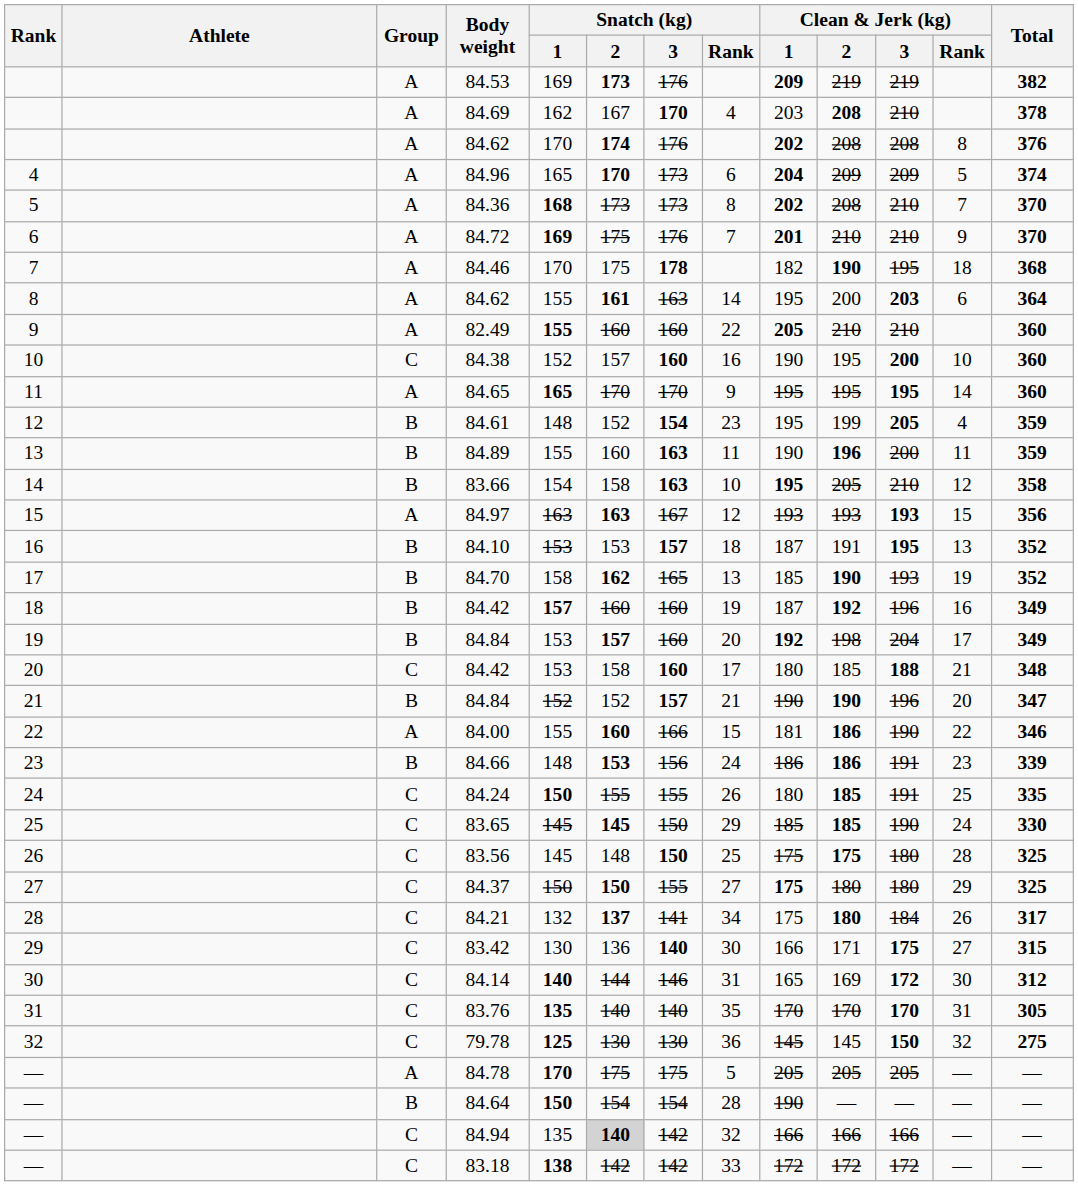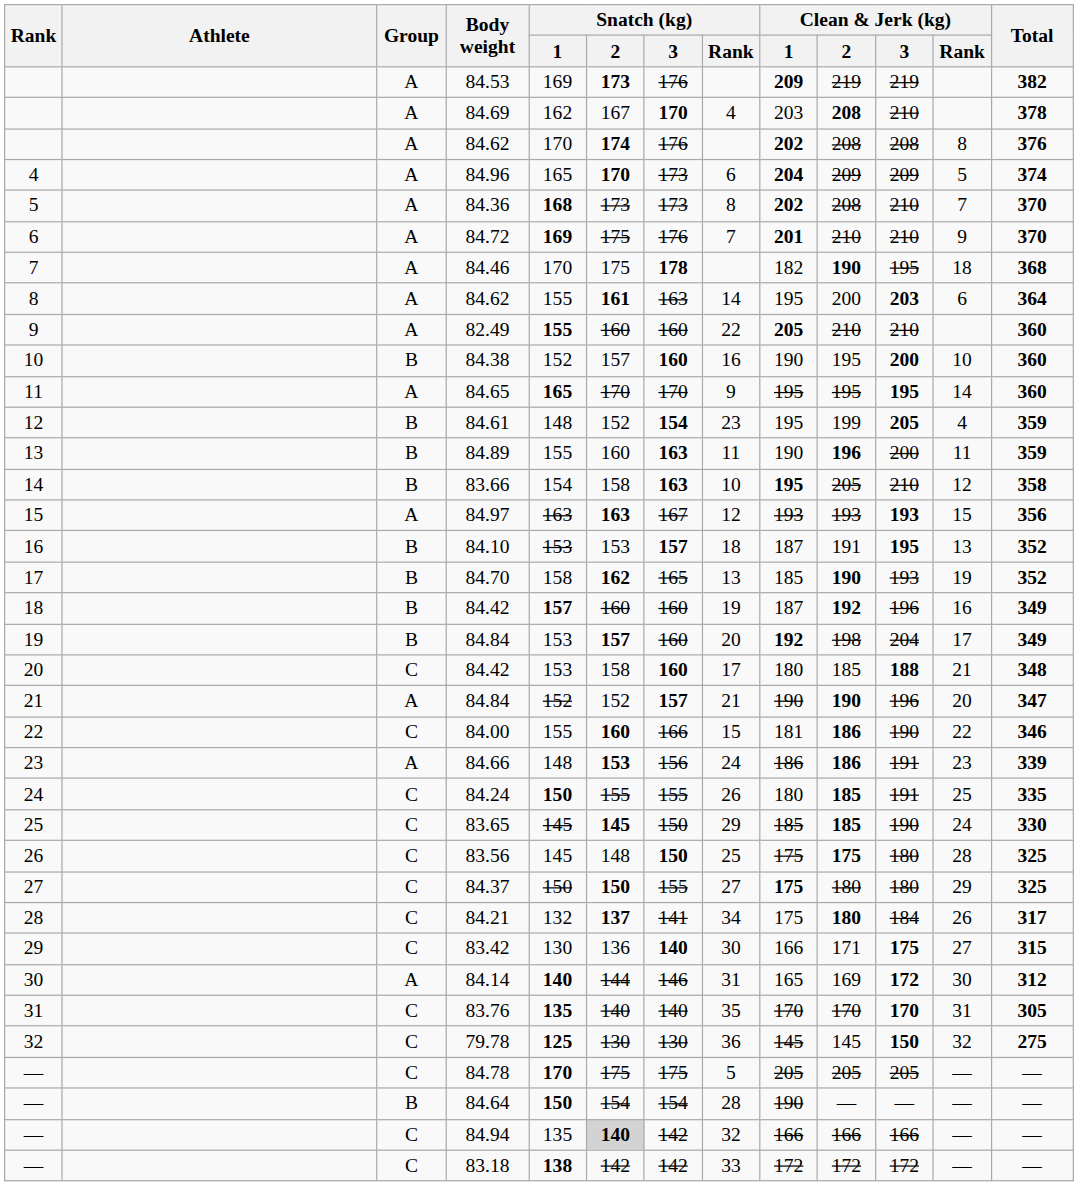(411, 360) C -> (411, 360) B
(411, 701) B -> (411, 701) A
(411, 732) A -> (411, 732) C
(411, 762) B -> (411, 762) A
(411, 979) C -> (411, 979) A
(411, 1072) A -> (411, 1072) C
